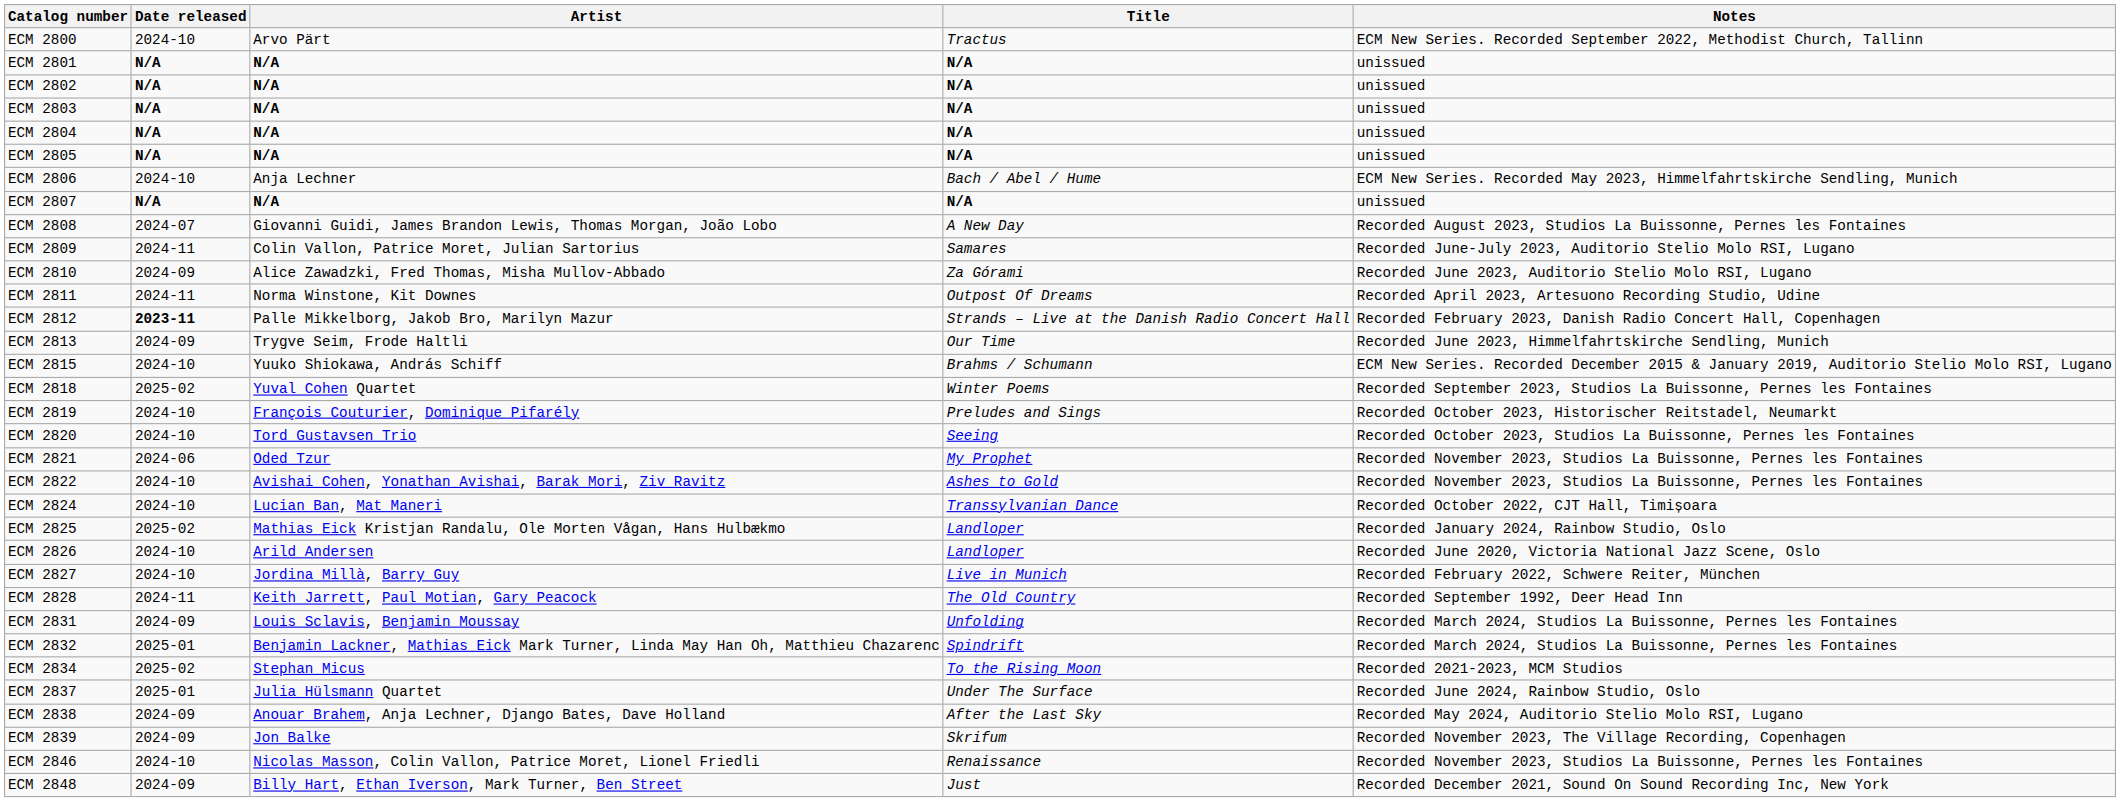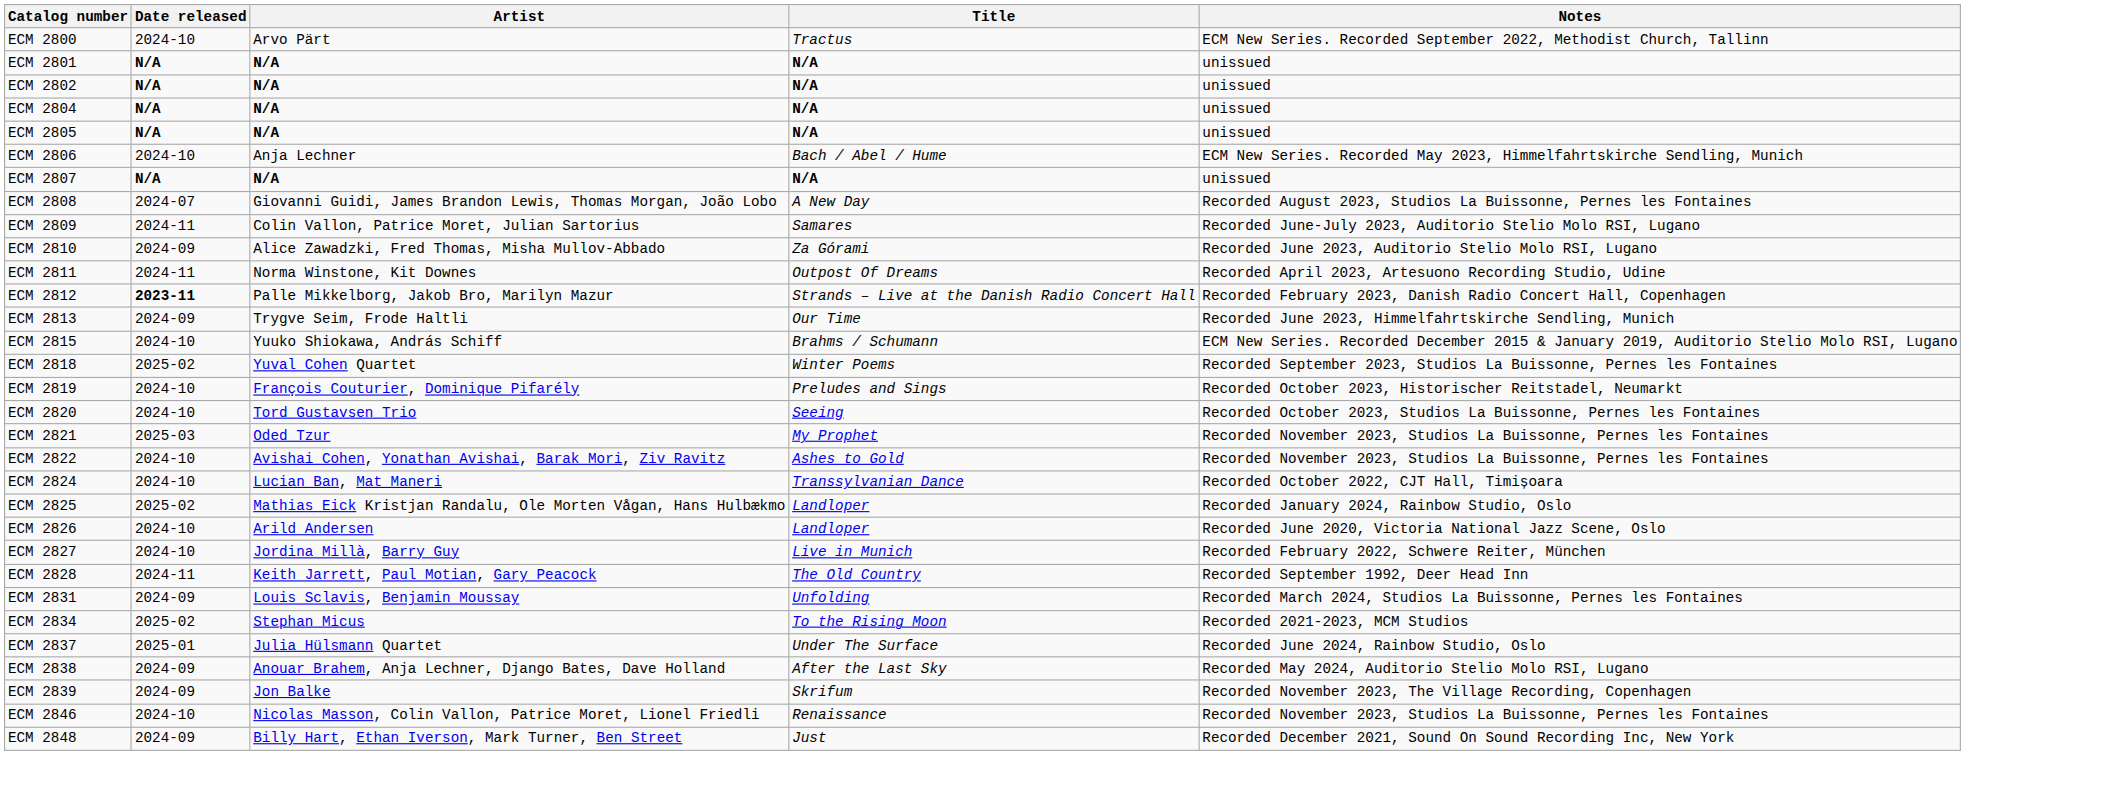- row: (42, 109)
(165, 459) 2024-06 -> (165, 436) 2025-03
- row: (42, 645)
